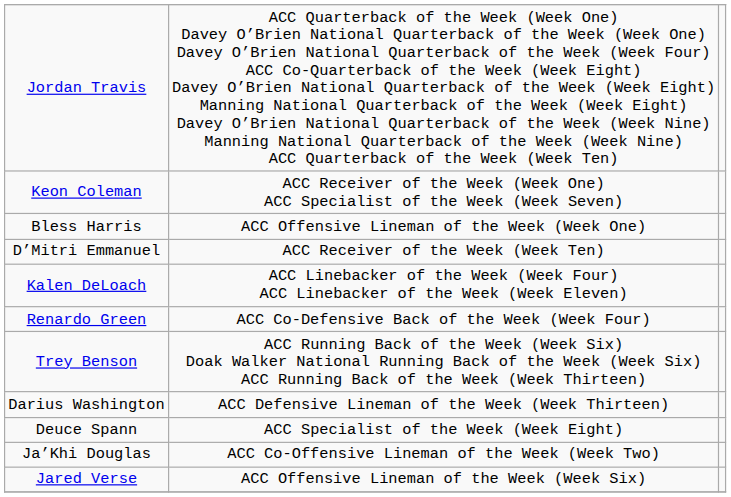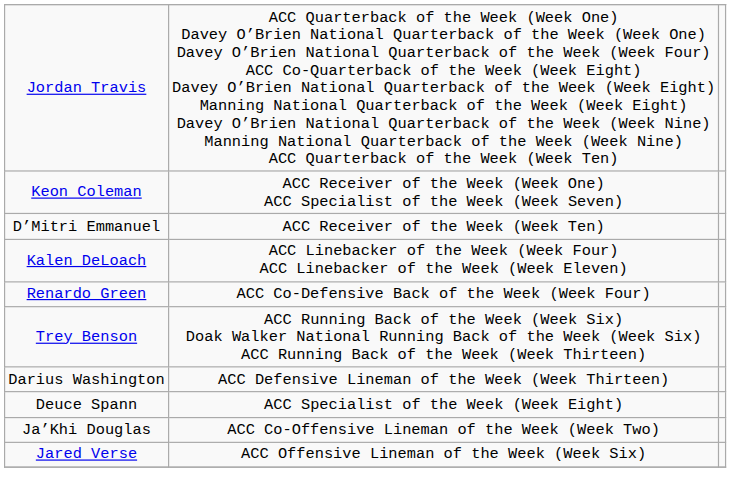- row: (86, 226)
